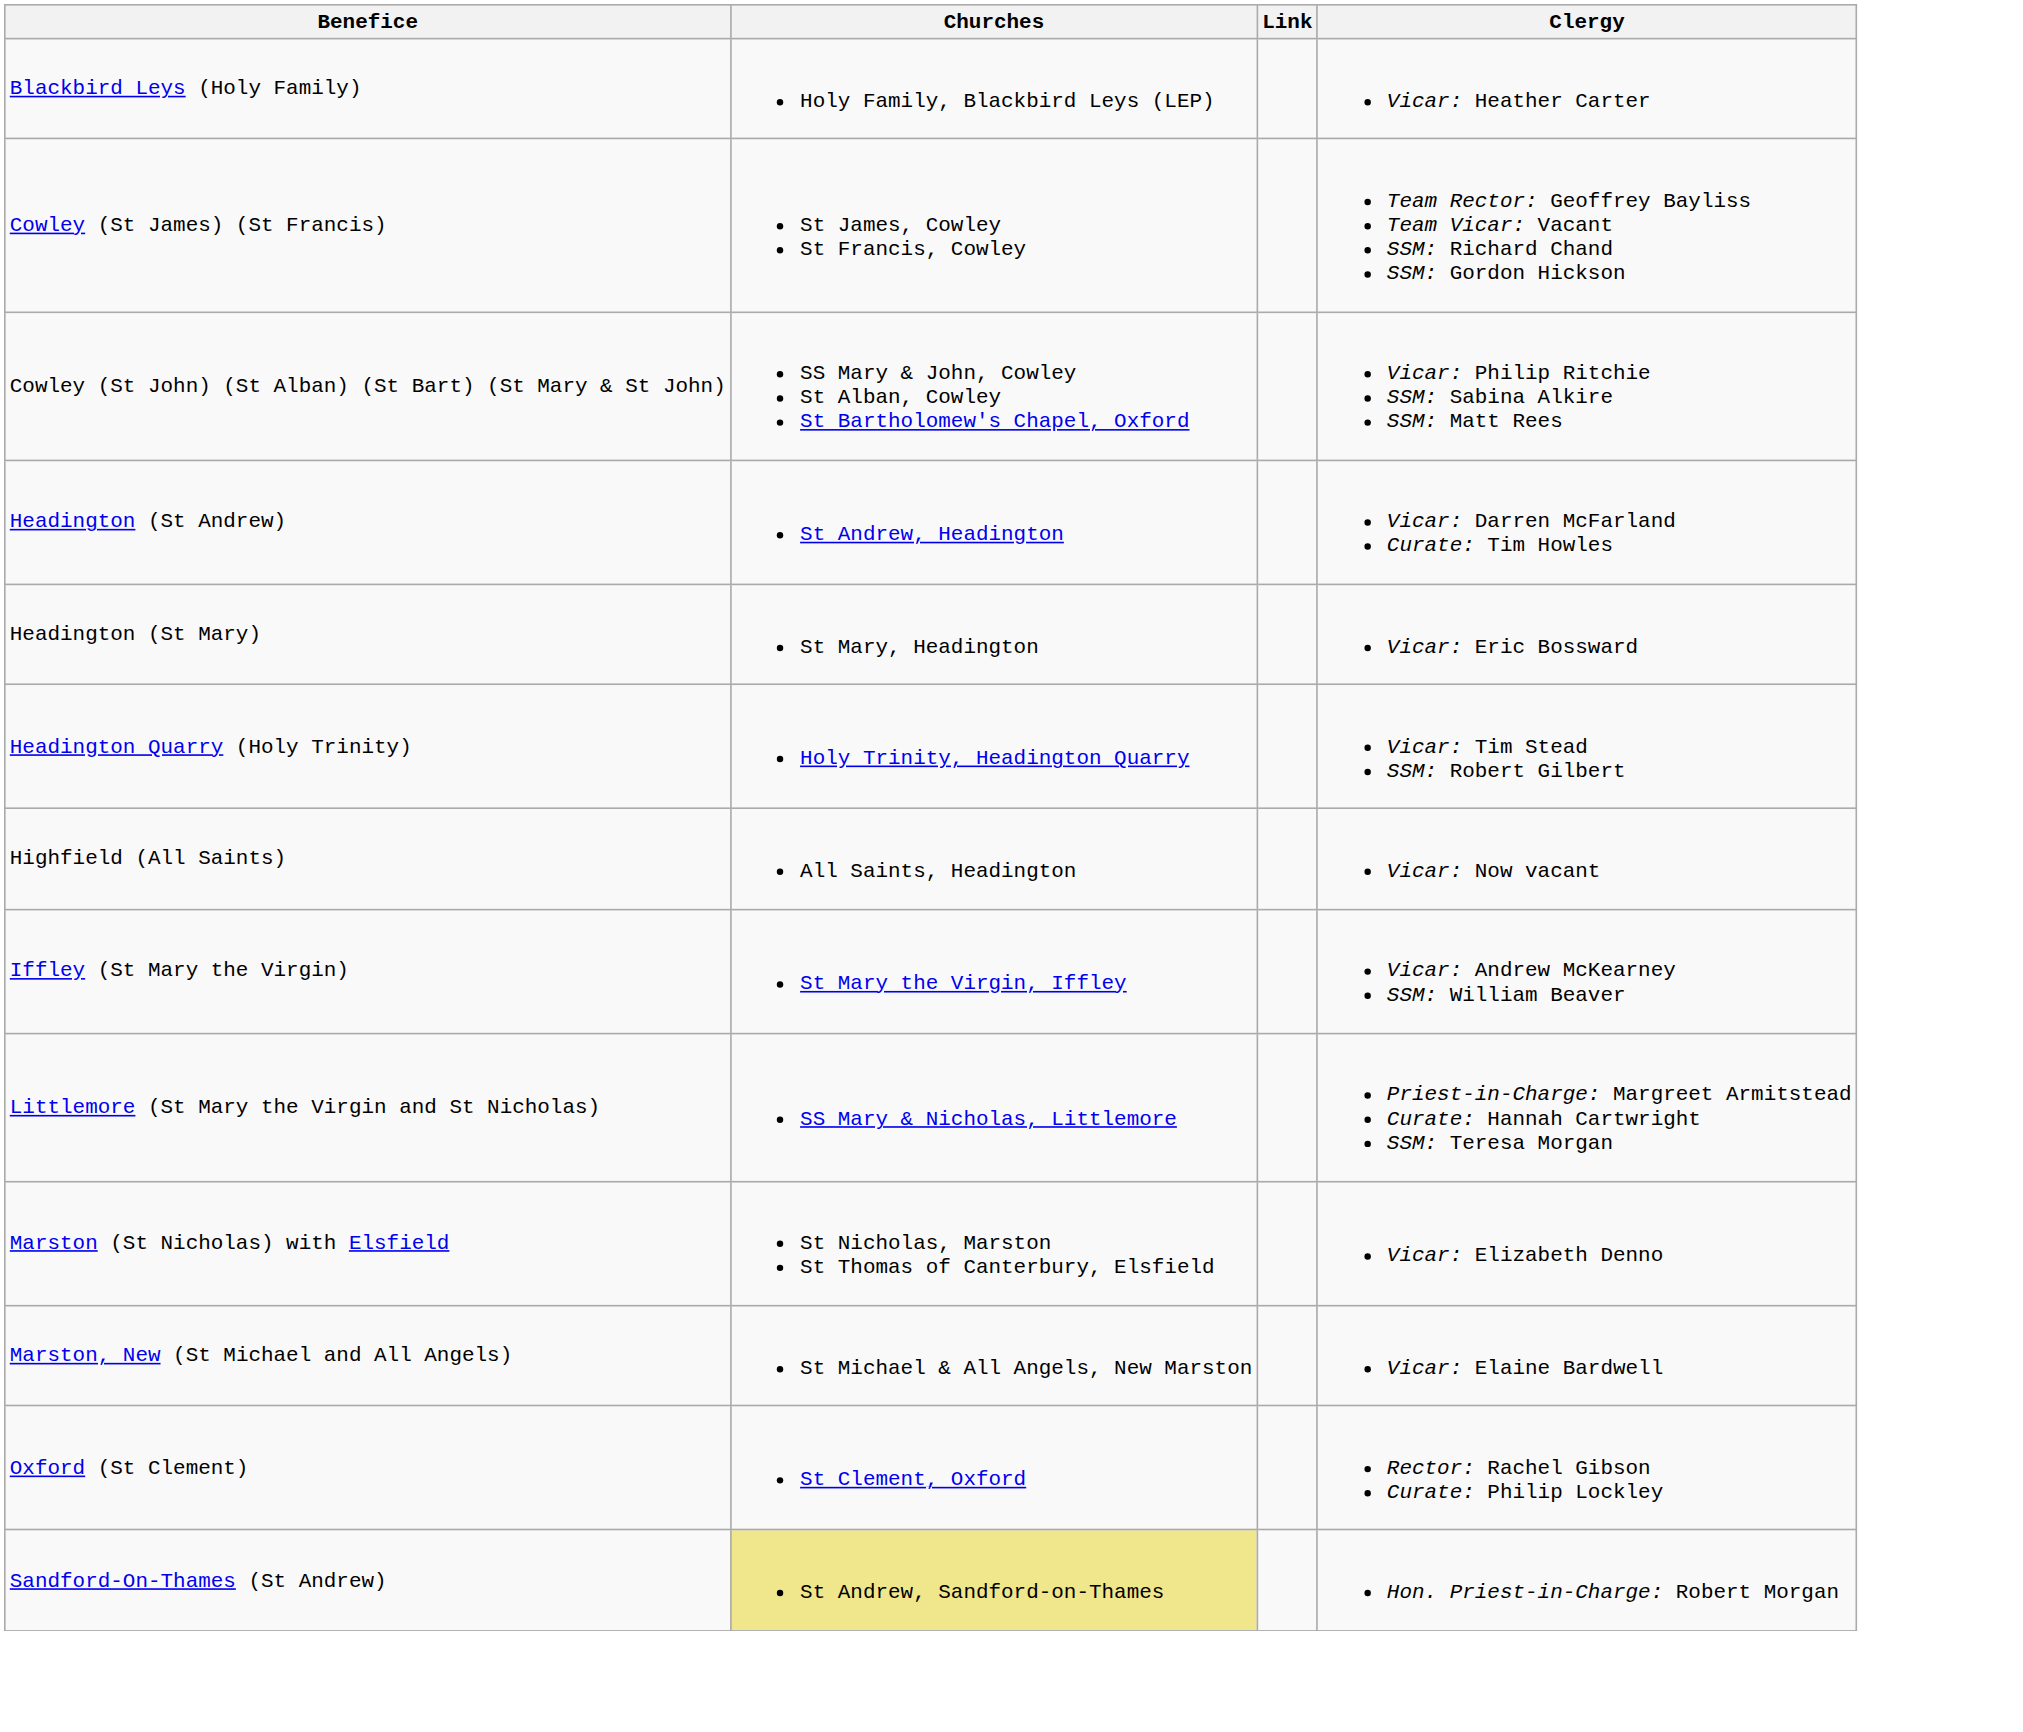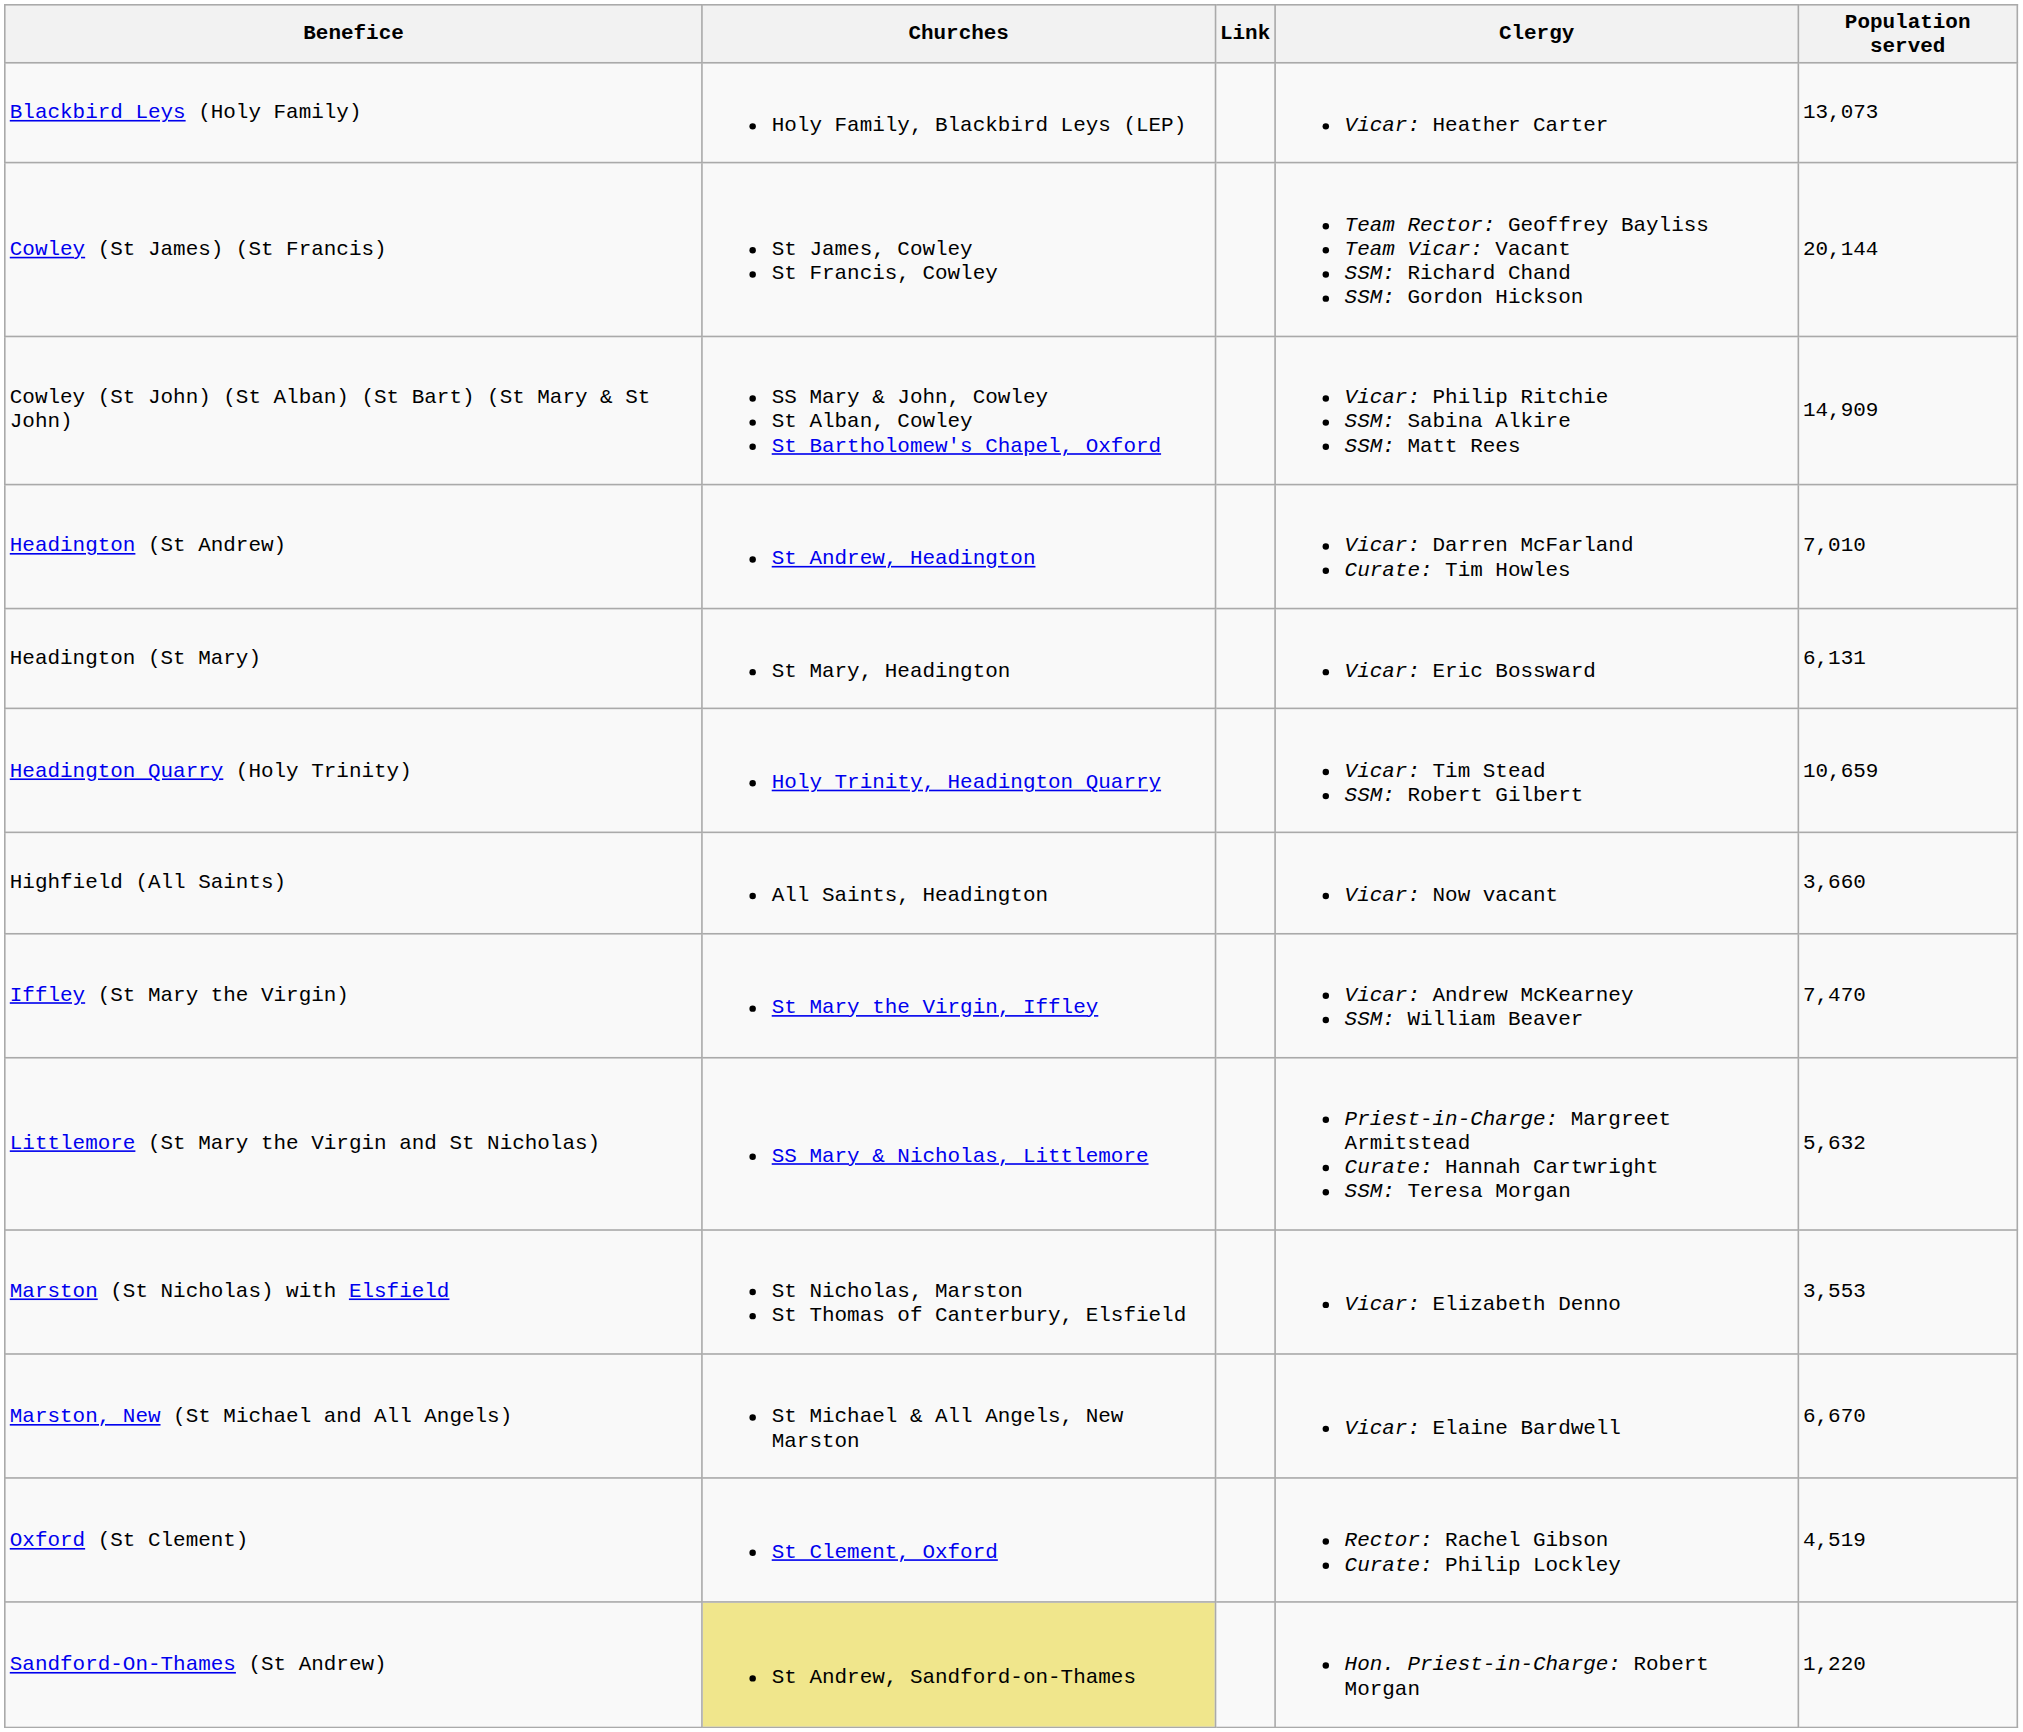+ column: (1908, 34)
